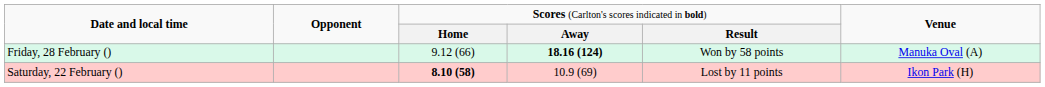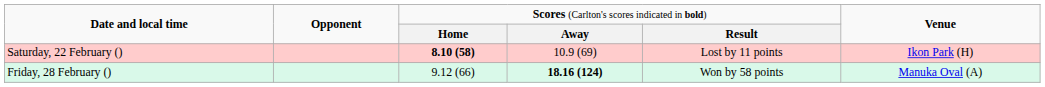rows swapped: (65, 73) <-> (59, 53)
